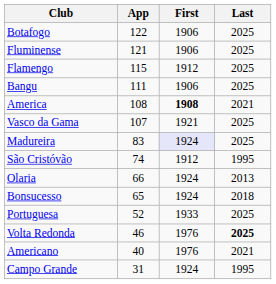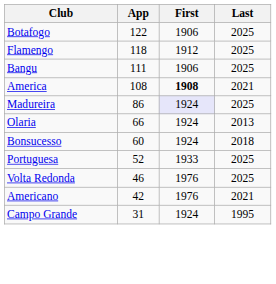- row: (34, 50)
(138, 68) 115 -> (138, 50) 118
- row: (43, 123)
(138, 141) 83 -> (138, 104) 86
- row: (39, 159)
(138, 196) 65 -> (138, 141) 60
(243, 232) bold -> (243, 178) normal
(138, 251) 40 -> (138, 196) 42
